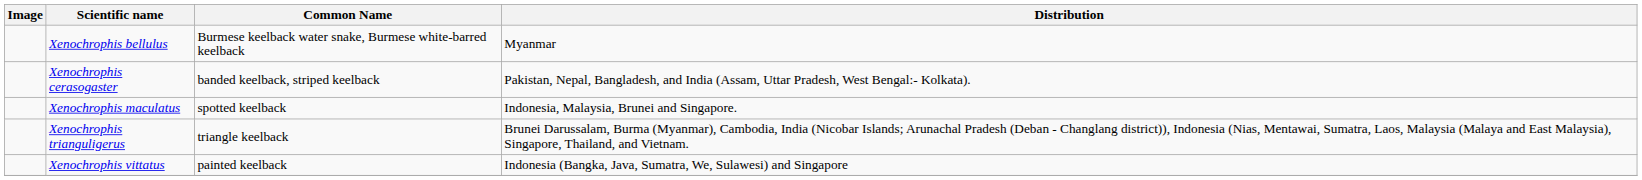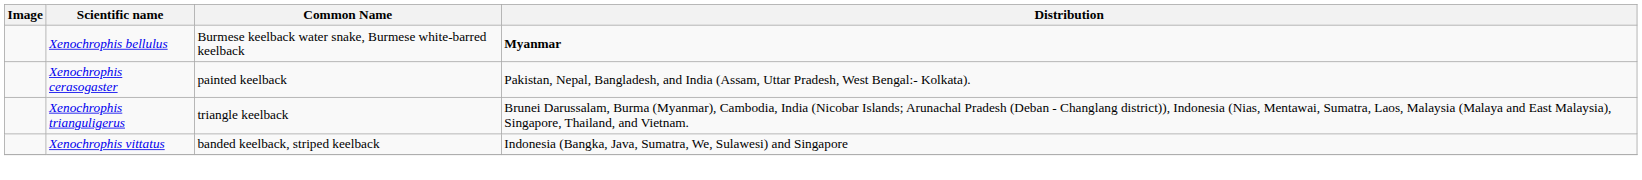(530, 43) normal -> (533, 43) bold
(288, 79) banded keelback, striped keelback -> (242, 79) painted keelback
- row: (115, 108)
(242, 165) painted keelback -> (288, 144) banded keelback, striped keelback
